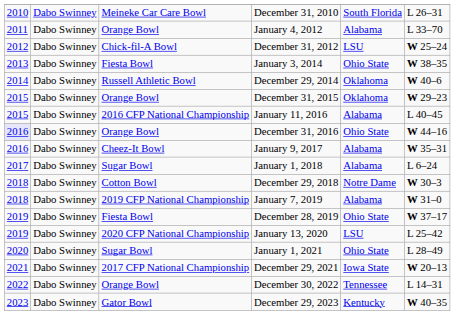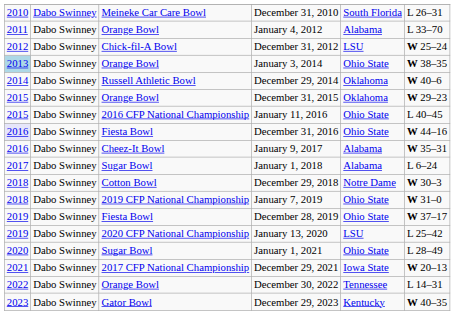(18, 64) no background -> (18, 64) lightblue background
(127, 64) Fiesta Bowl -> (130, 64) Orange Bowl
(363, 115) Alabama -> (366, 115) Ohio State
(130, 132) Orange Bowl -> (127, 132) Fiesta Bowl
(363, 200) Alabama -> (366, 200) Ohio State
